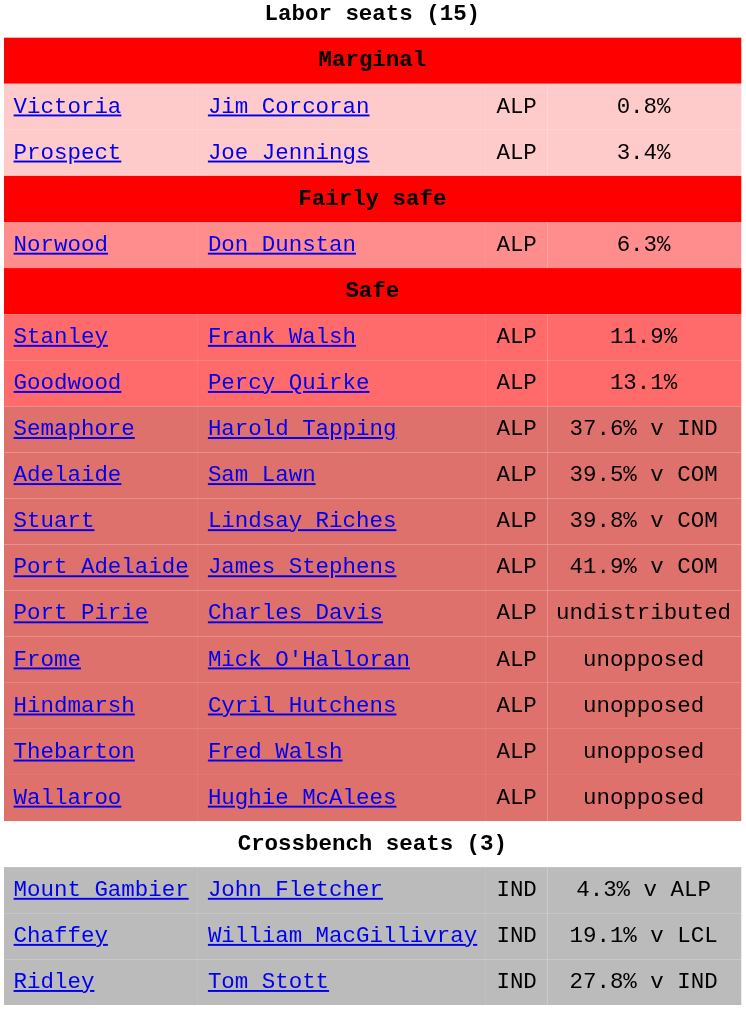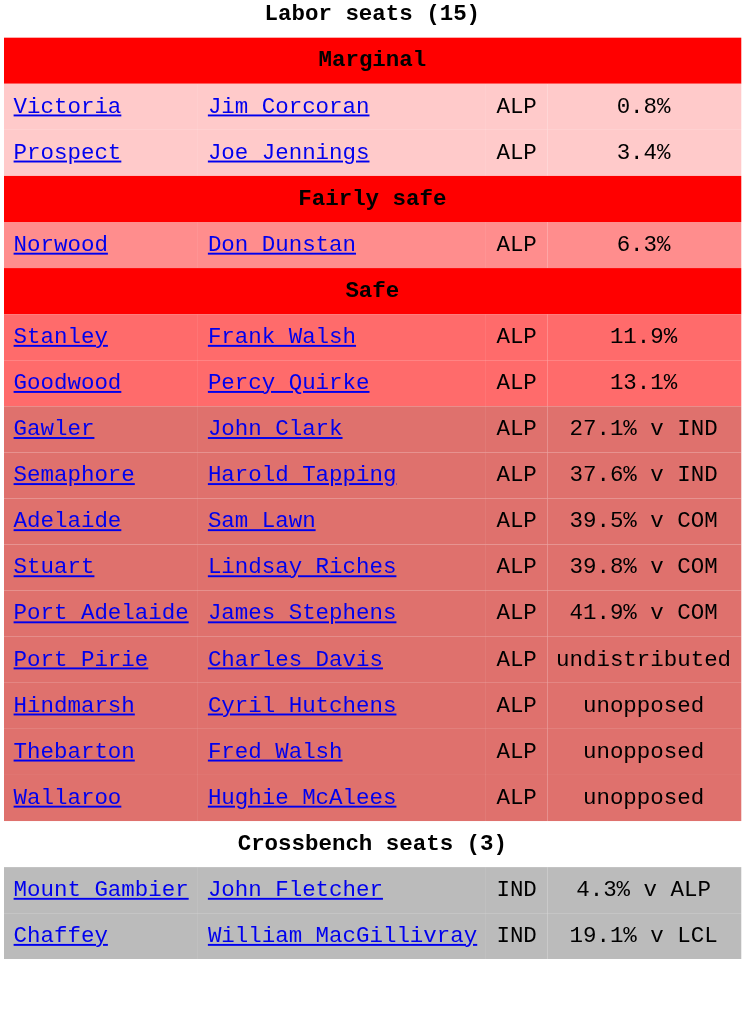+ row: (54, 429)
- row: (47, 659)
- row: (54, 982)
